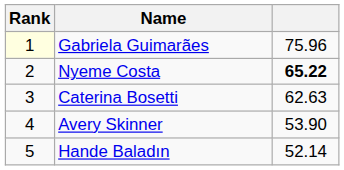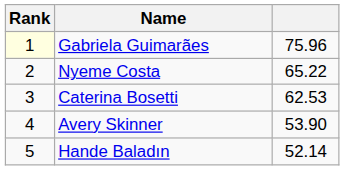(306, 71) bold -> (306, 71) normal
(306, 98) 62.63 -> (306, 98) 62.53
